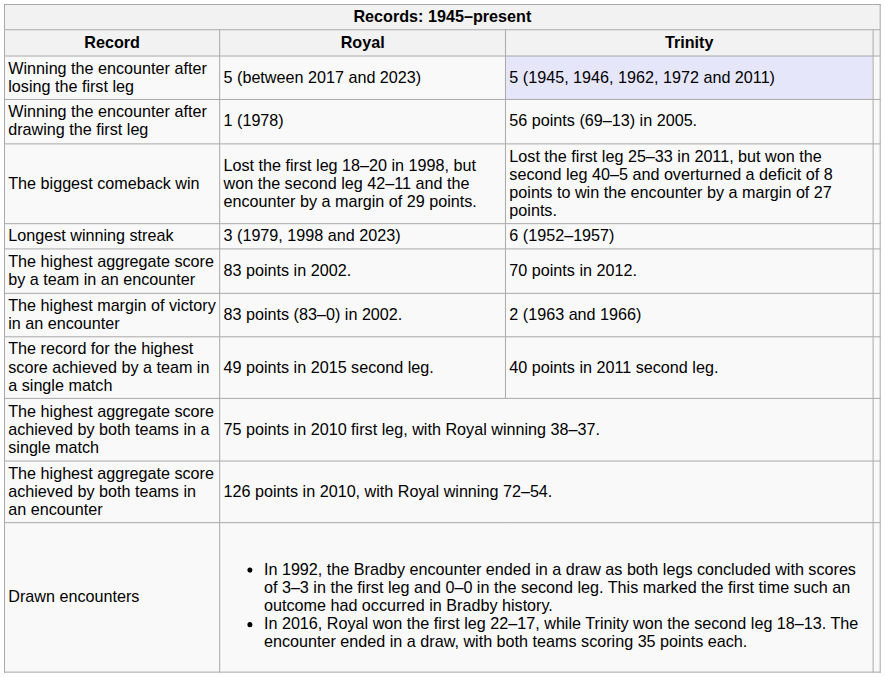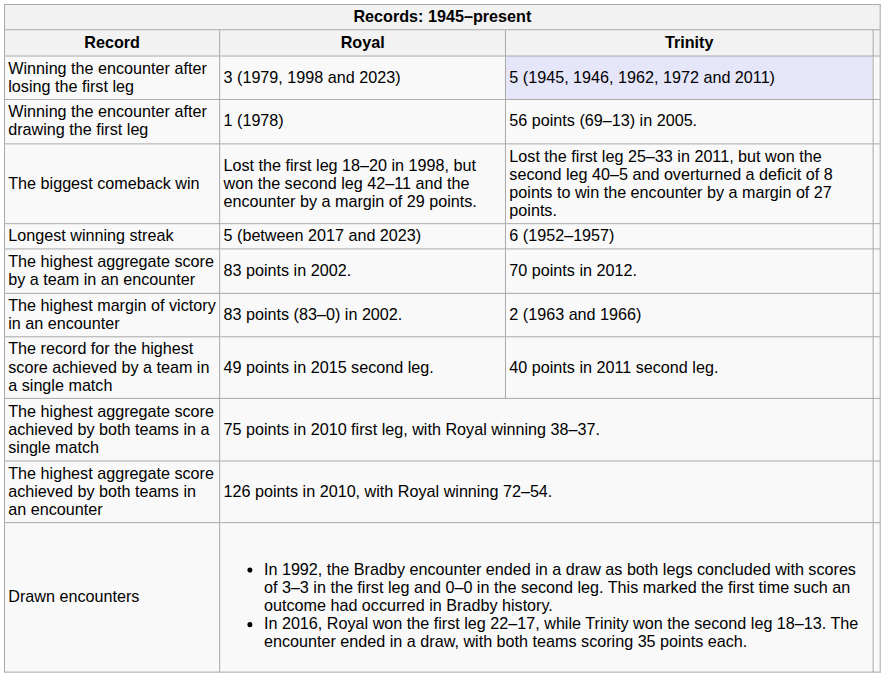(322, 77) 5 (between 2017 and 2023) -> (312, 77) 3 (1979, 1998 and 2023)
(312, 236) 3 (1979, 1998 and 2023) -> (322, 236) 5 (between 2017 and 2023)
